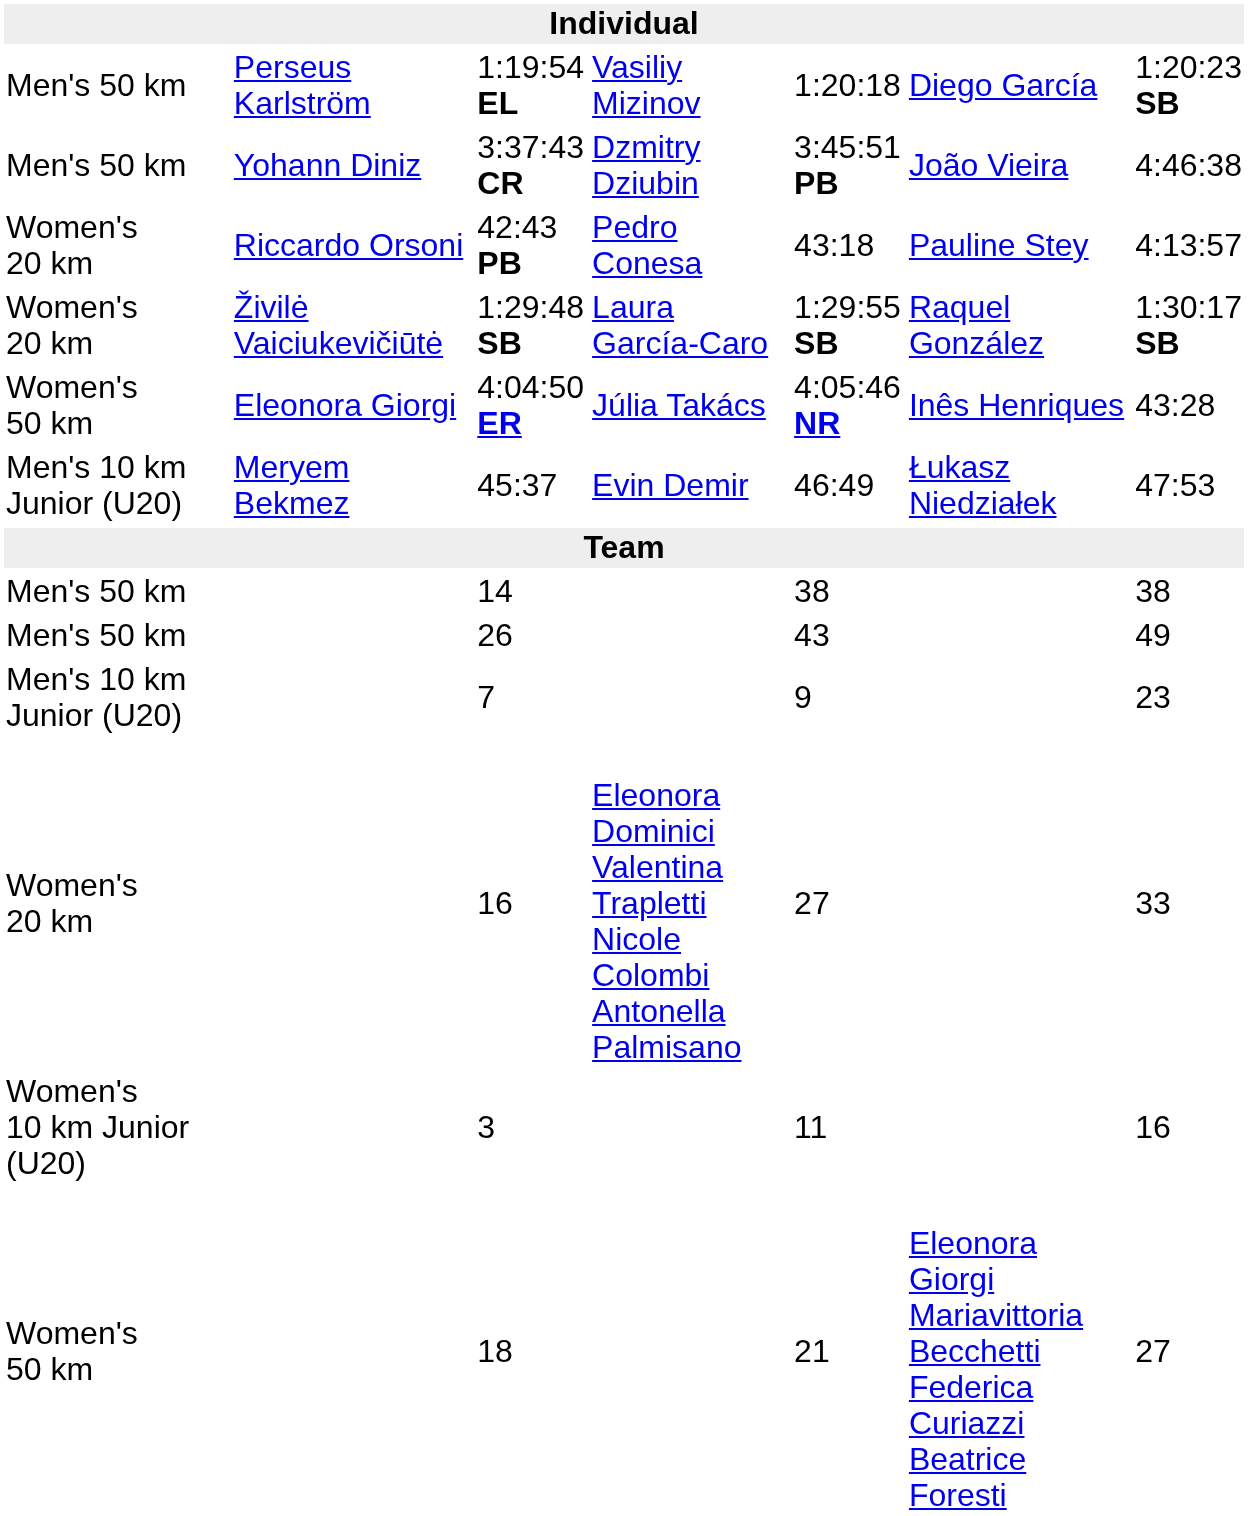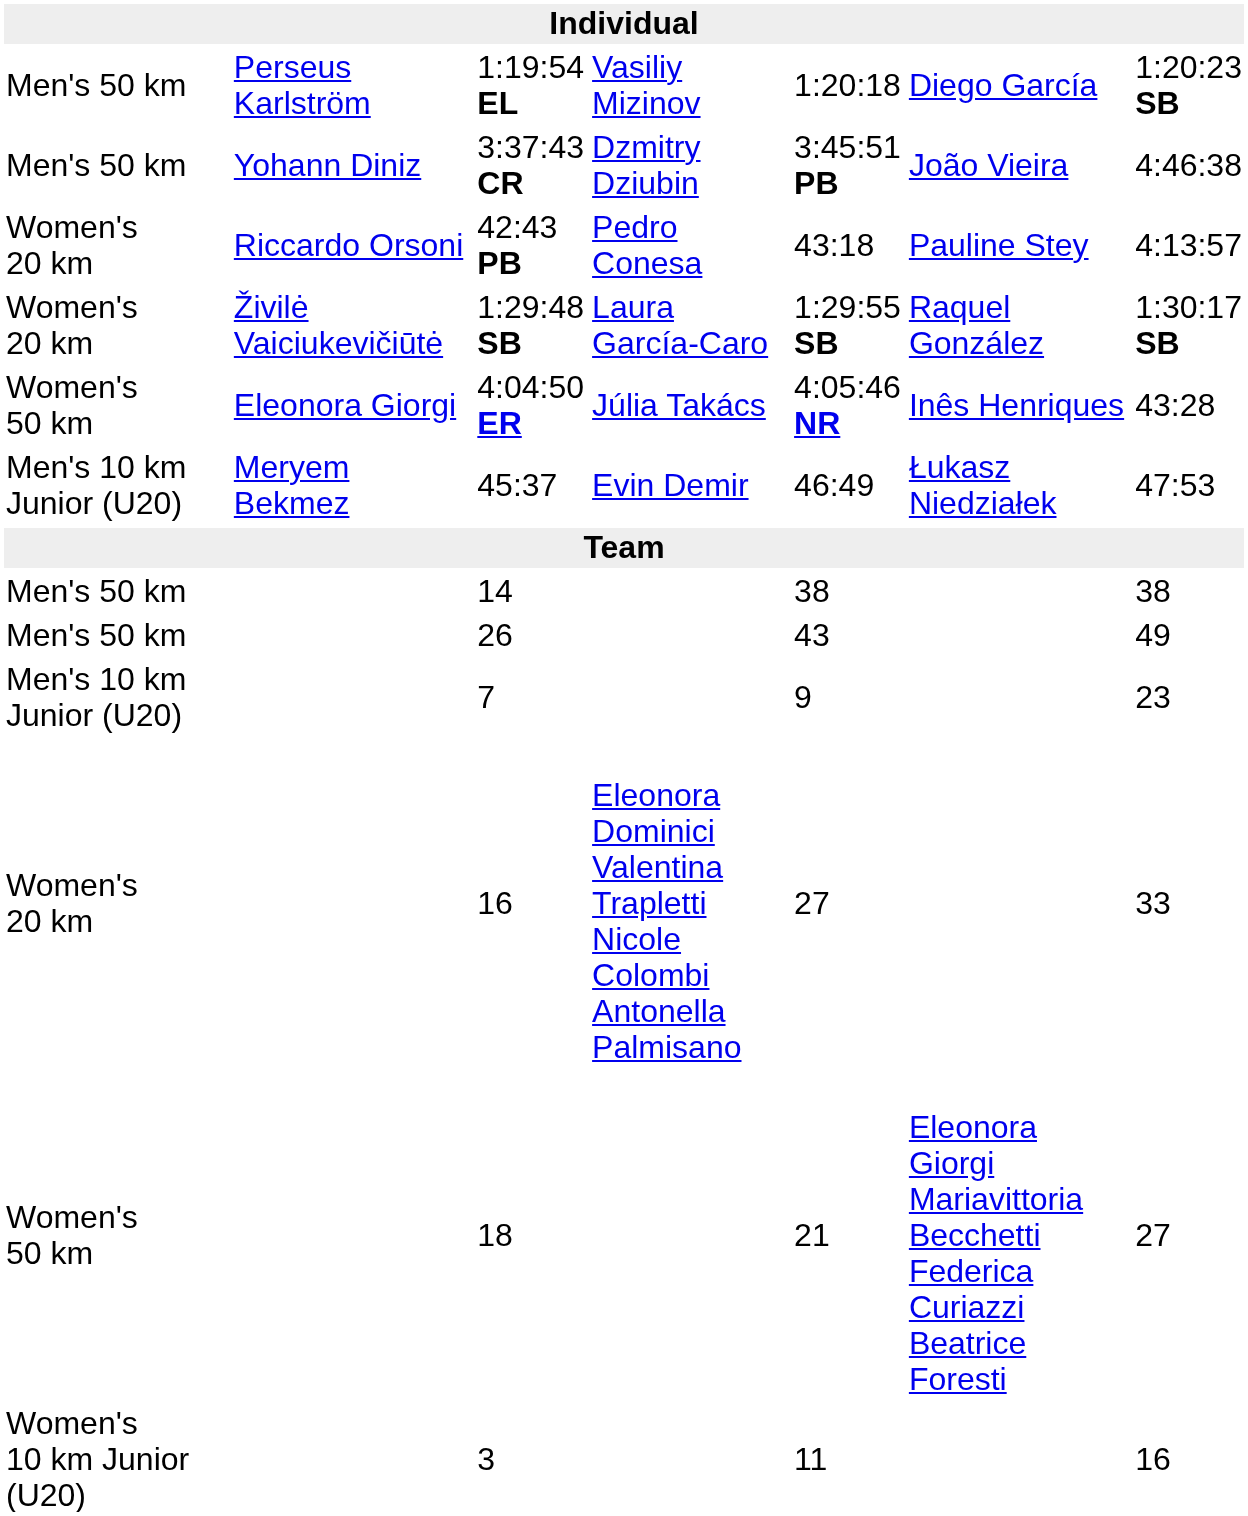rows swapped: (495, 1351) <-> (486, 1127)
